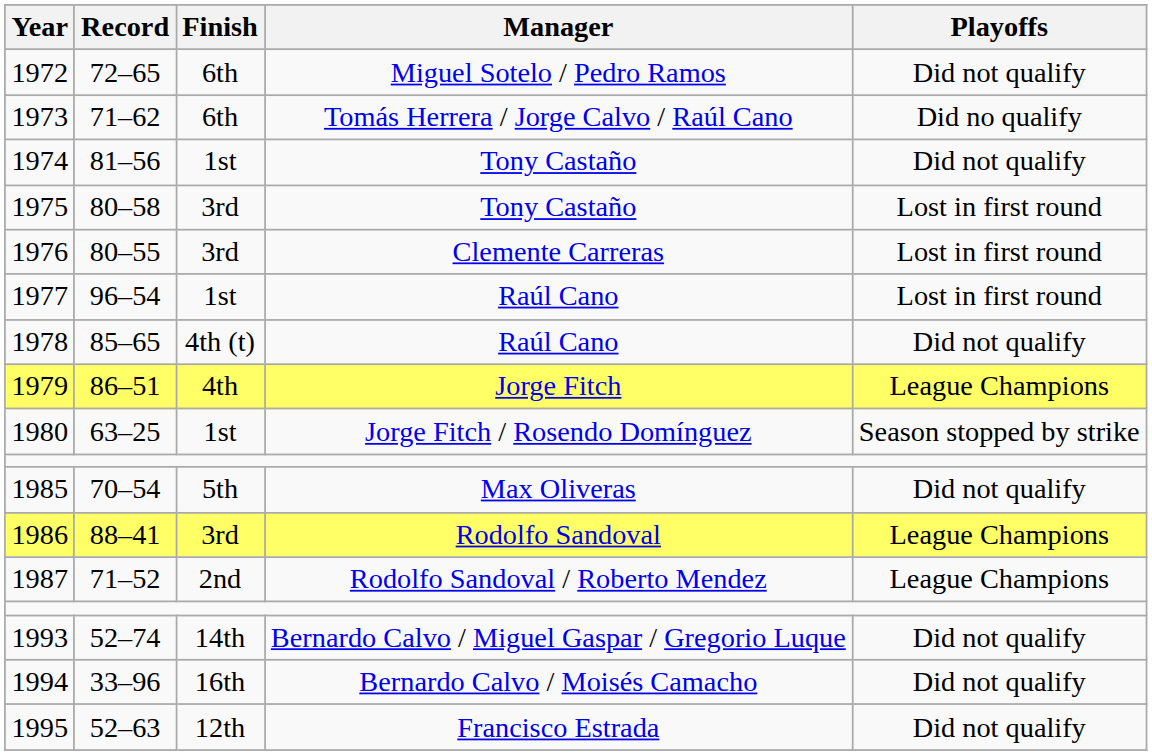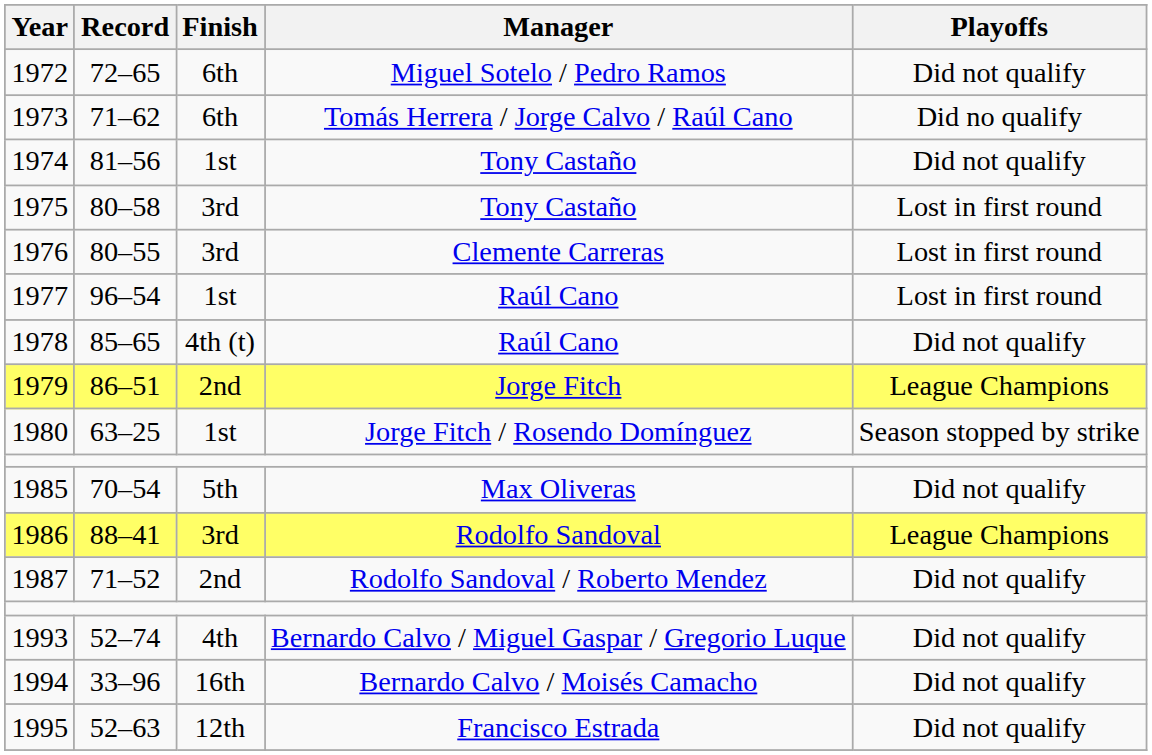(220, 386) 4th -> (220, 386) 2nd
(999, 578) League Champions -> (999, 578) Did not qualify
(220, 636) 14th -> (220, 636) 4th
